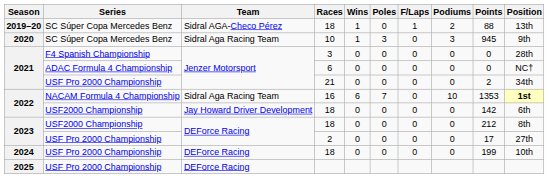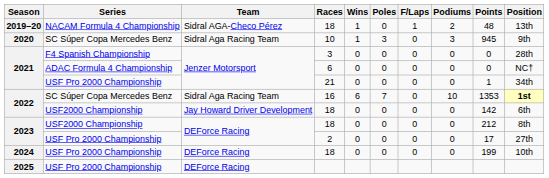(109, 26) SC Súper Copa Mercedes Benz -> (113, 26) NACAM Formula 4 Championship
(489, 26) 88 -> (489, 26) 48
(489, 82) 2 -> (489, 82) 1
(113, 96) NACAM Formula 4 Championship -> (109, 96) SC Súper Copa Mercedes Benz
